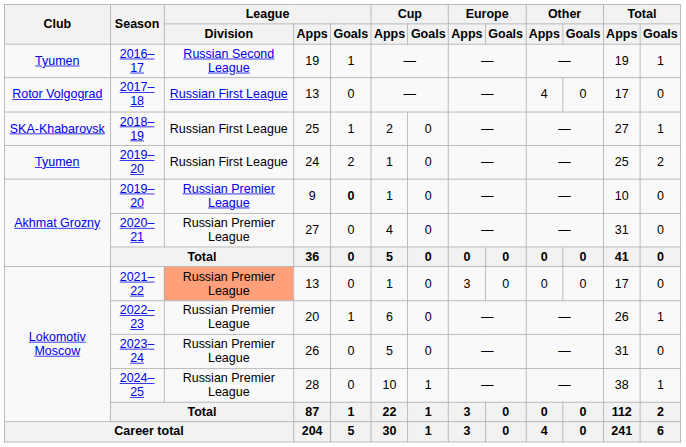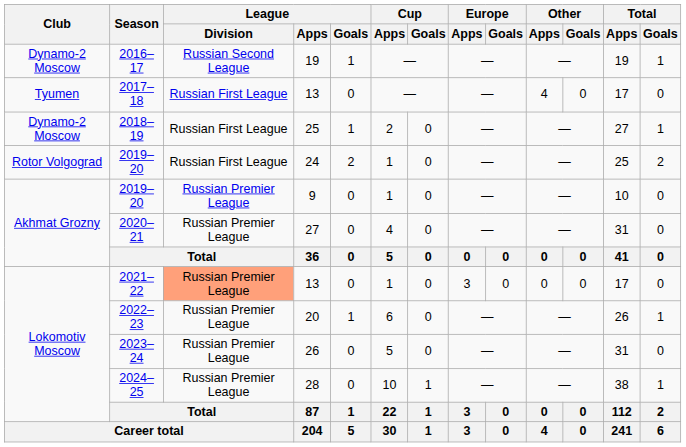(57, 61) Tyumen -> (57, 61) Dynamo-2 Moscow
(57, 94) Rotor Volgograd -> (57, 94) Tyumen
(57, 128) SKA-Khabarovsk -> (57, 128) Dynamo-2 Moscow
(57, 162) Tyumen -> (57, 162) Rotor Volgograd
(351, 196) bold -> (351, 196) normal
